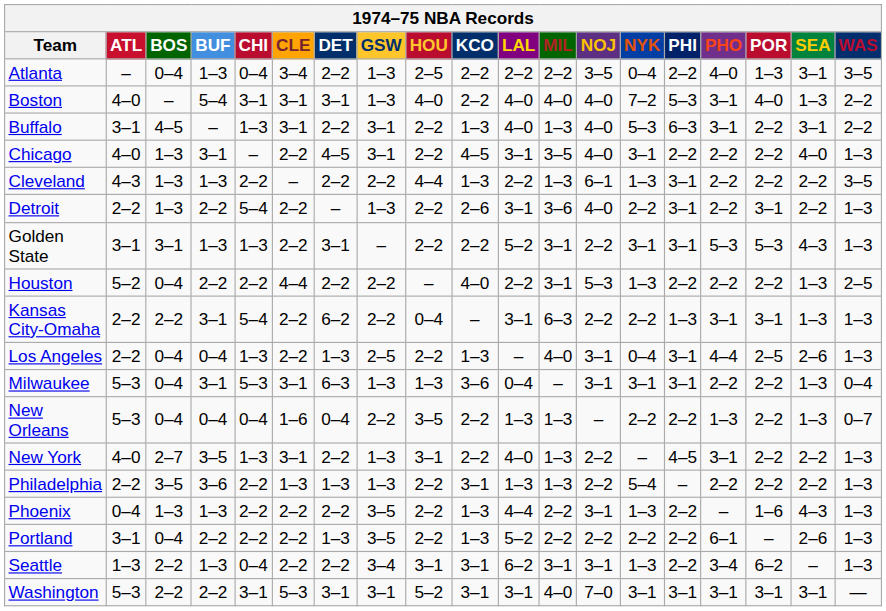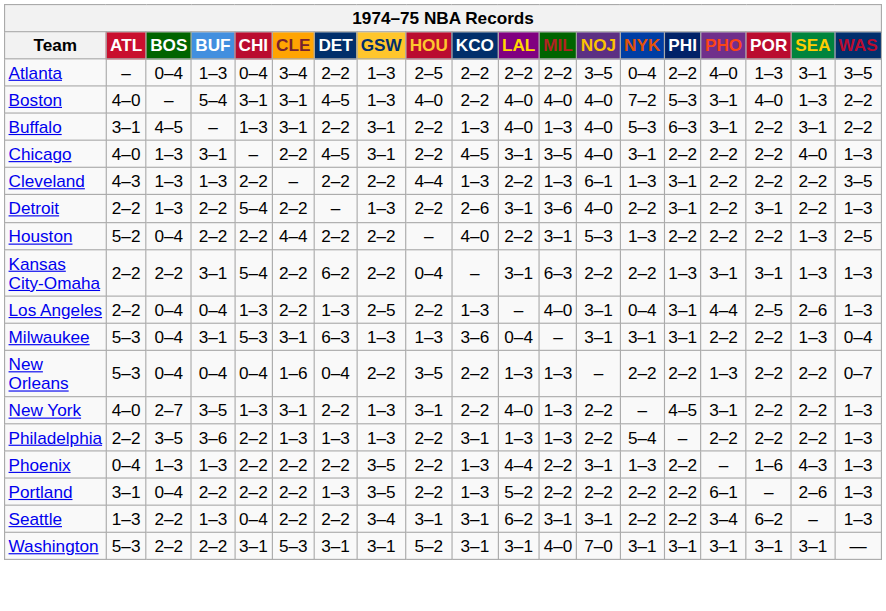(336, 100) 3–1 -> (336, 100) 4–5
- row: (36, 245)
(813, 420) 1–3 -> (813, 373) 2–2
(642, 565) 1–3 -> (642, 519) 2–2
